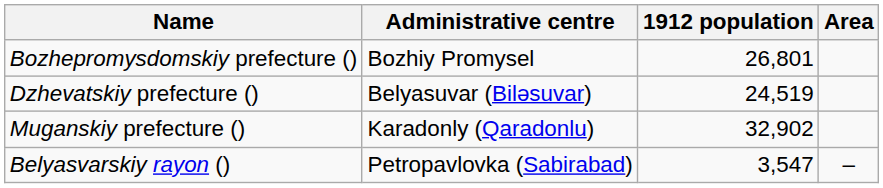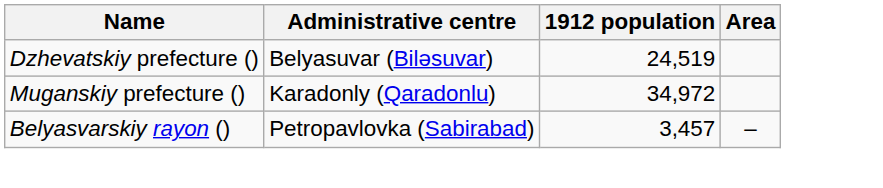- row: (184, 57)
(779, 128) 32,902 -> (681, 93) 34,972
(786, 164) 3,547 -> (687, 128) 3,457
